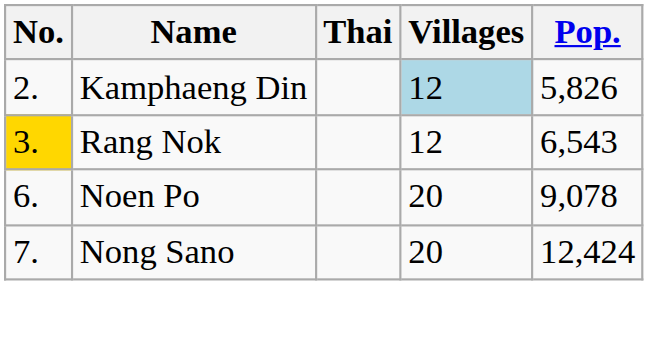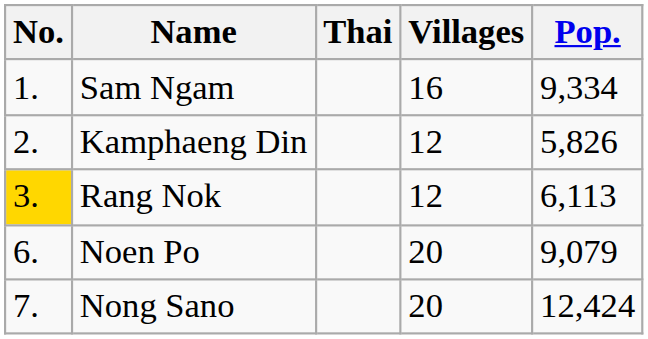+ row: (157, 86)
(426, 86) lightblue background -> (426, 141) no background
(579, 141) 6,543 -> (578, 196) 6,113
(579, 196) 9,078 -> (579, 251) 9,079
